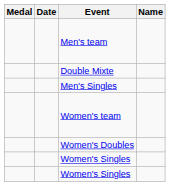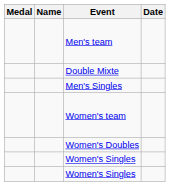columns swapped: (151, 12) <-> (46, 12)
